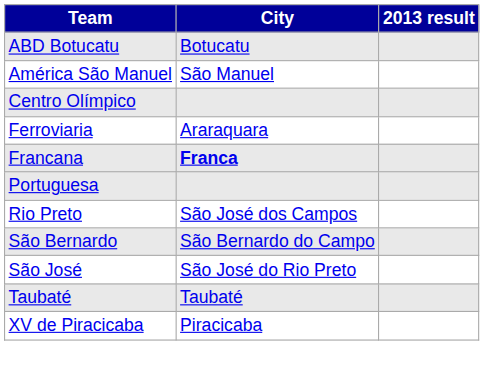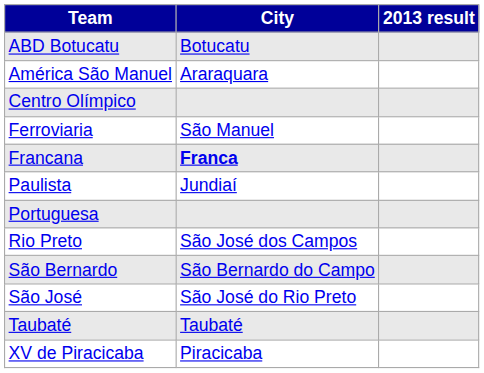(227, 74) São Manuel -> (224, 74) Araraquara
(224, 130) Araraquara -> (227, 130) São Manuel
+ row: (40, 185)
